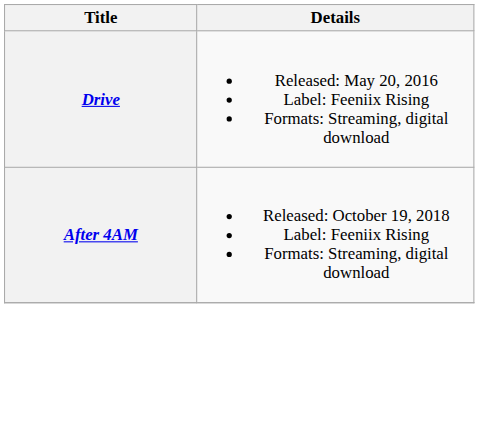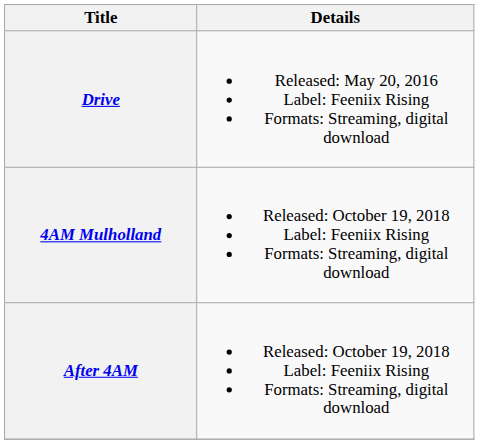+ row: (101, 234)
